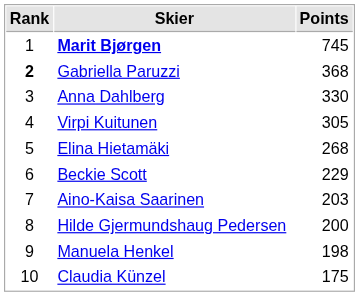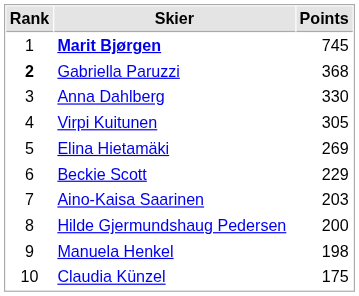(335, 148) 268 -> (335, 148) 269
